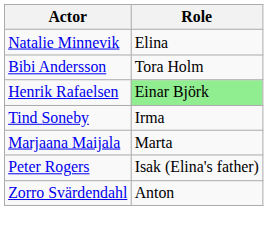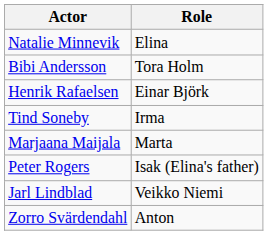(172, 92) lightgreen background -> (172, 92) no background
+ row: (50, 192)
